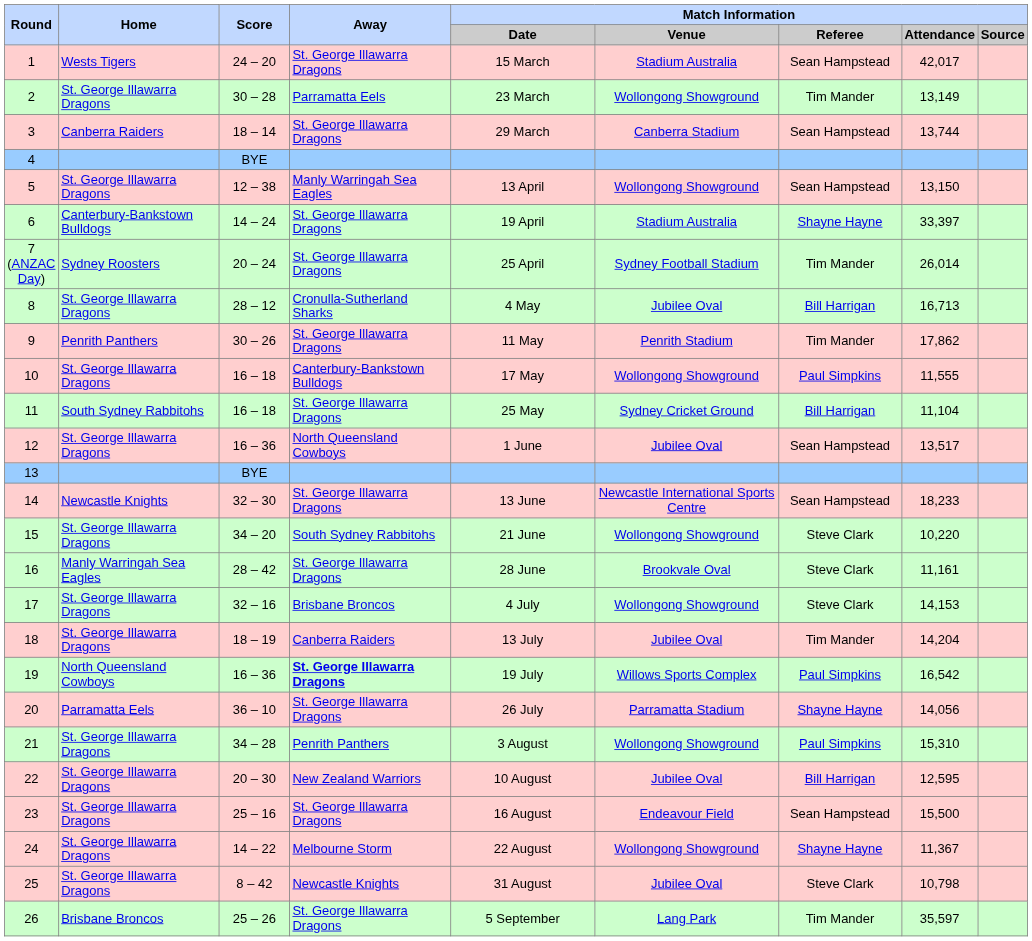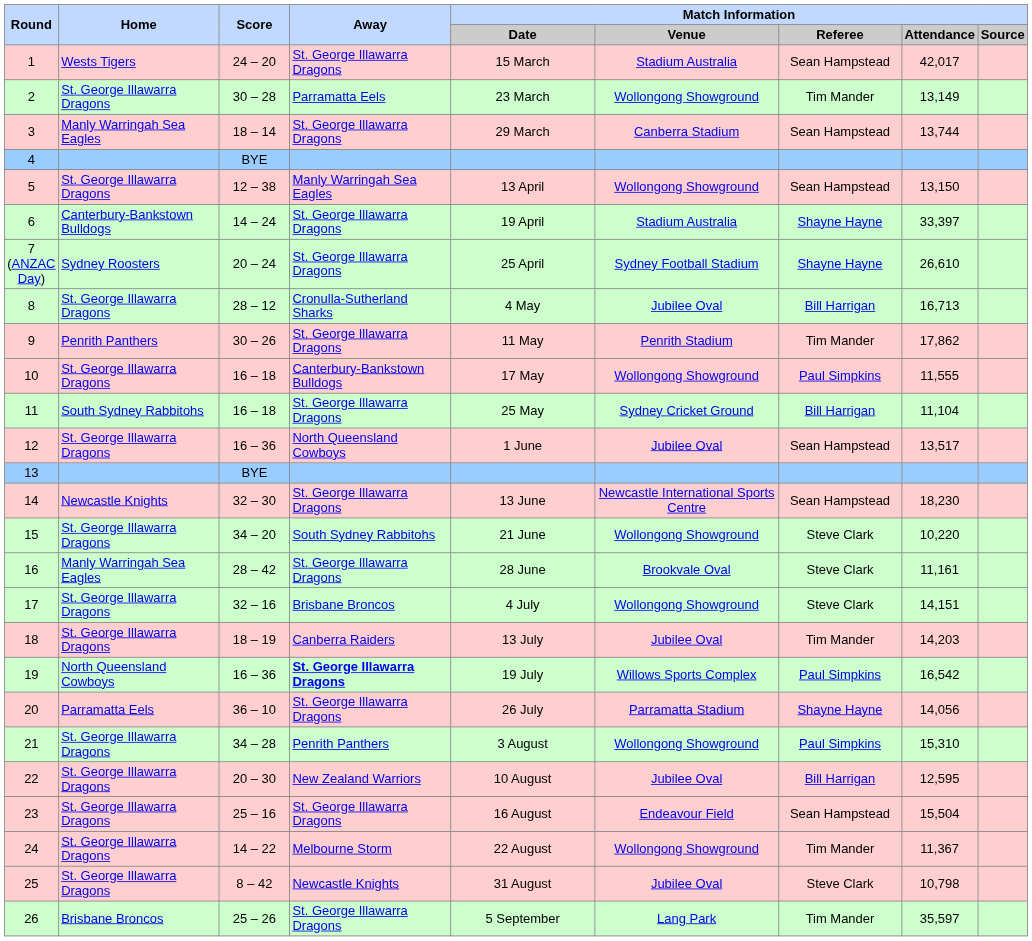(112, 132) Canberra Raiders -> (123, 132) Manly Warringah Sea Eagles
(840, 264) Tim Mander -> (840, 264) Shayne Hayne
(940, 264) 26,014 -> (940, 264) 26,610
(940, 500) 18,233 -> (940, 500) 18,230
(940, 605) 14,153 -> (940, 605) 14,151
(940, 639) 14,204 -> (940, 639) 14,203
(940, 814) 15,500 -> (940, 814) 15,504
(840, 848) Shayne Hayne -> (840, 848) Tim Mander
